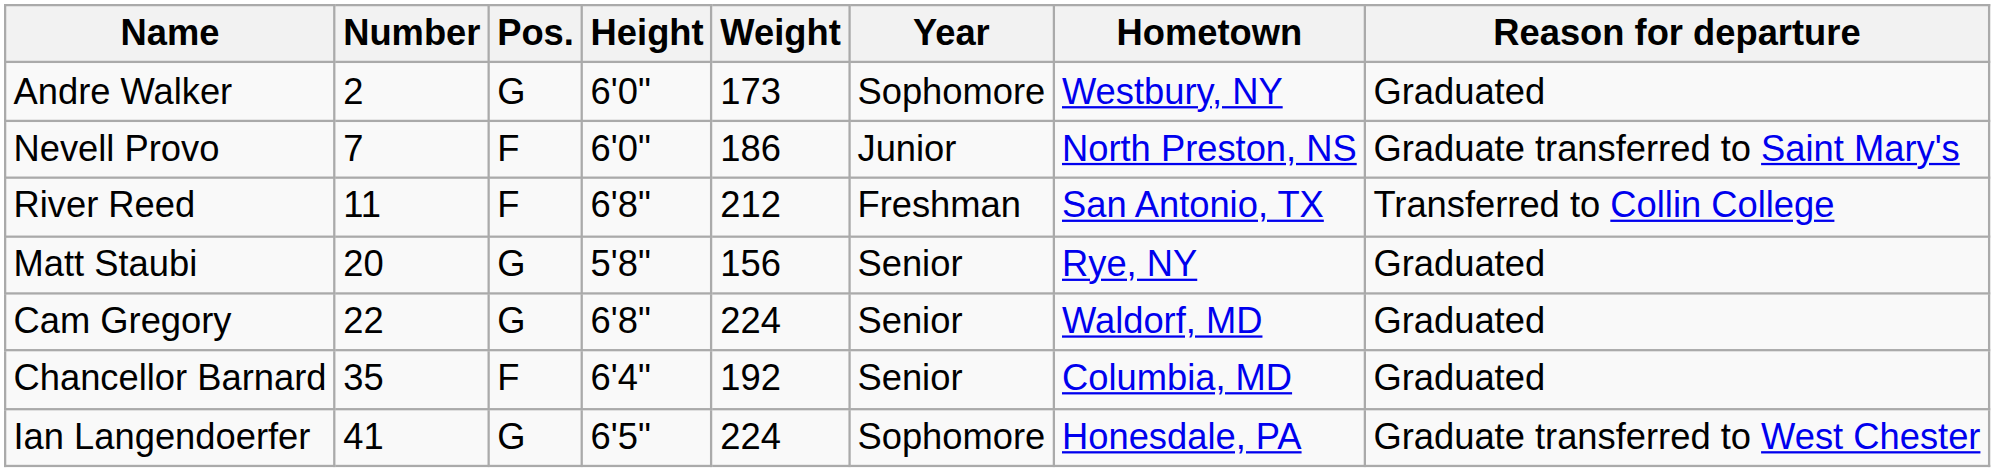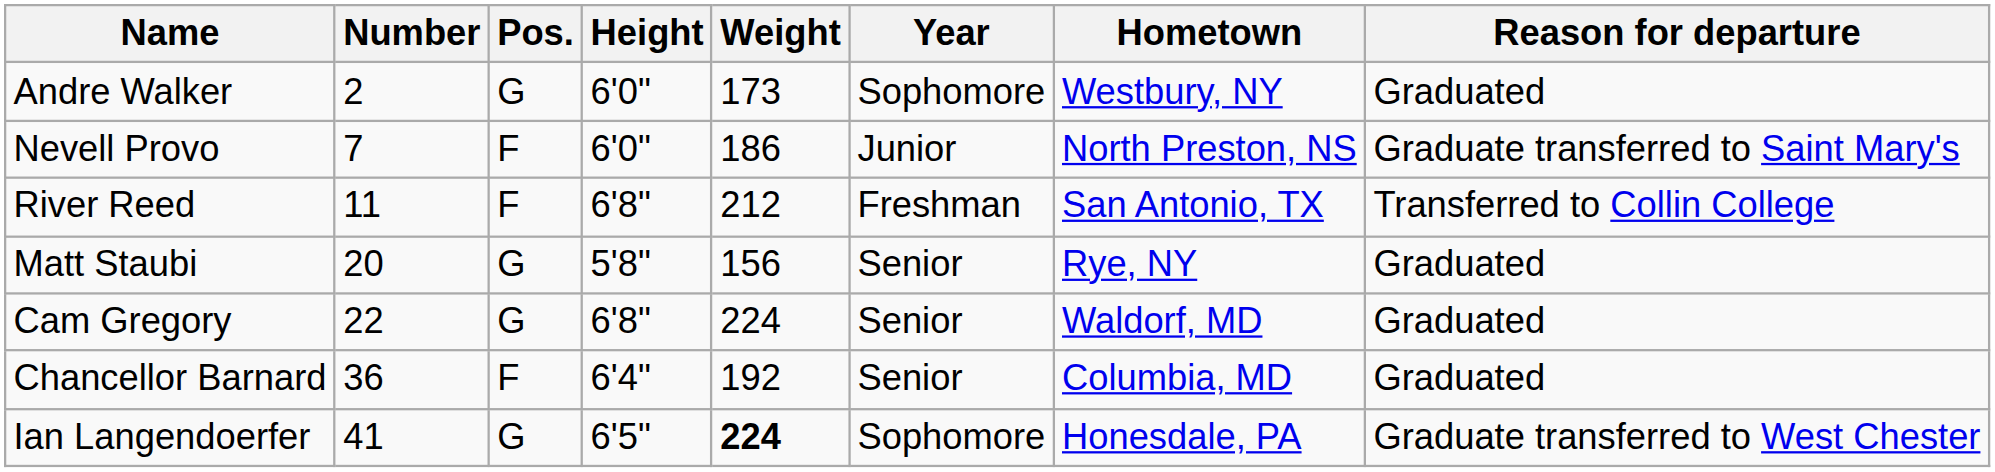(363, 378) 35 -> (363, 378) 36
(751, 436) normal -> (751, 436) bold
